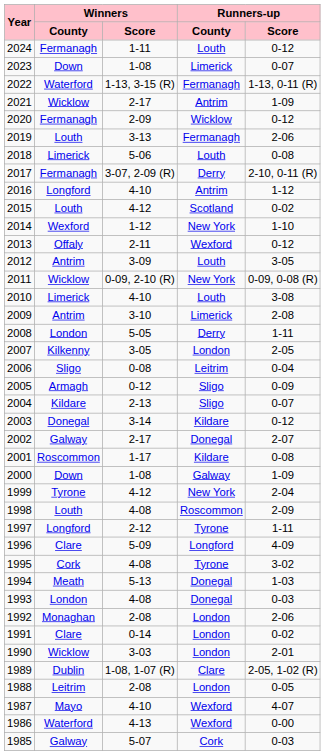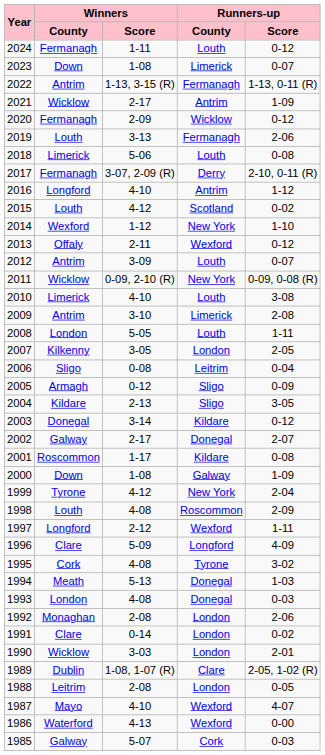(68, 84) Waterford -> (68, 84) Antrim
(283, 262) 3-05 -> (283, 262) 0-07
(211, 333) Derry -> (211, 333) Louth
(283, 404) 0-07 -> (283, 404) 3-05
(211, 528) Tyrone -> (211, 528) Wexford
